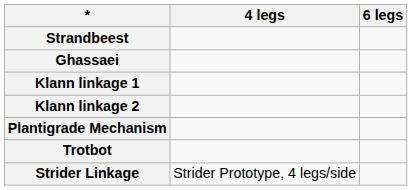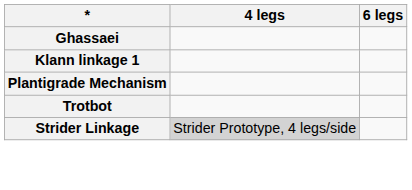- row: (87, 38)
- row: (87, 106)
(265, 173) no background -> (265, 128) lightgrey background
